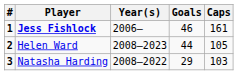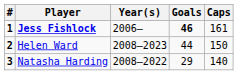(187, 29) normal -> (187, 29) bold
(219, 45) 105 -> (219, 45) 150
(219, 61) 103 -> (219, 61) 140
